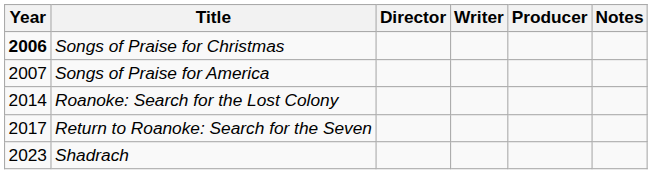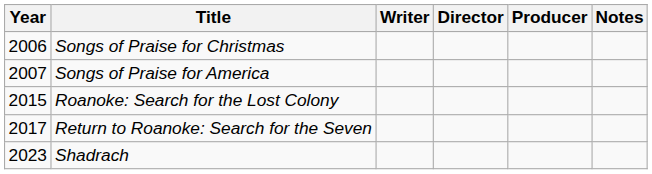columns swapped: (413, 18) <-> (479, 18)
(28, 45) bold -> (28, 45) normal
(28, 100) 2014 -> (28, 100) 2015
